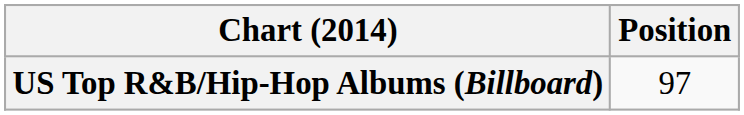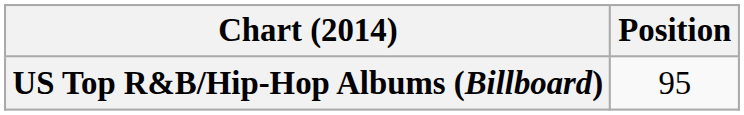(675, 82) 97 -> (675, 82) 95
